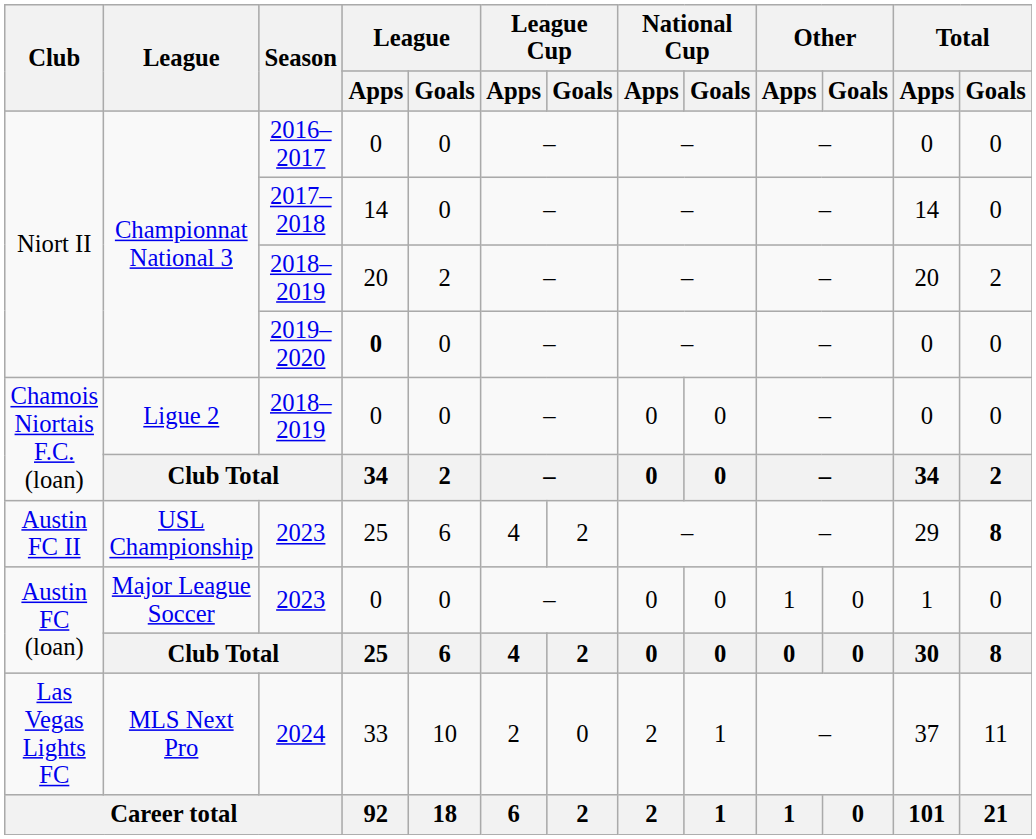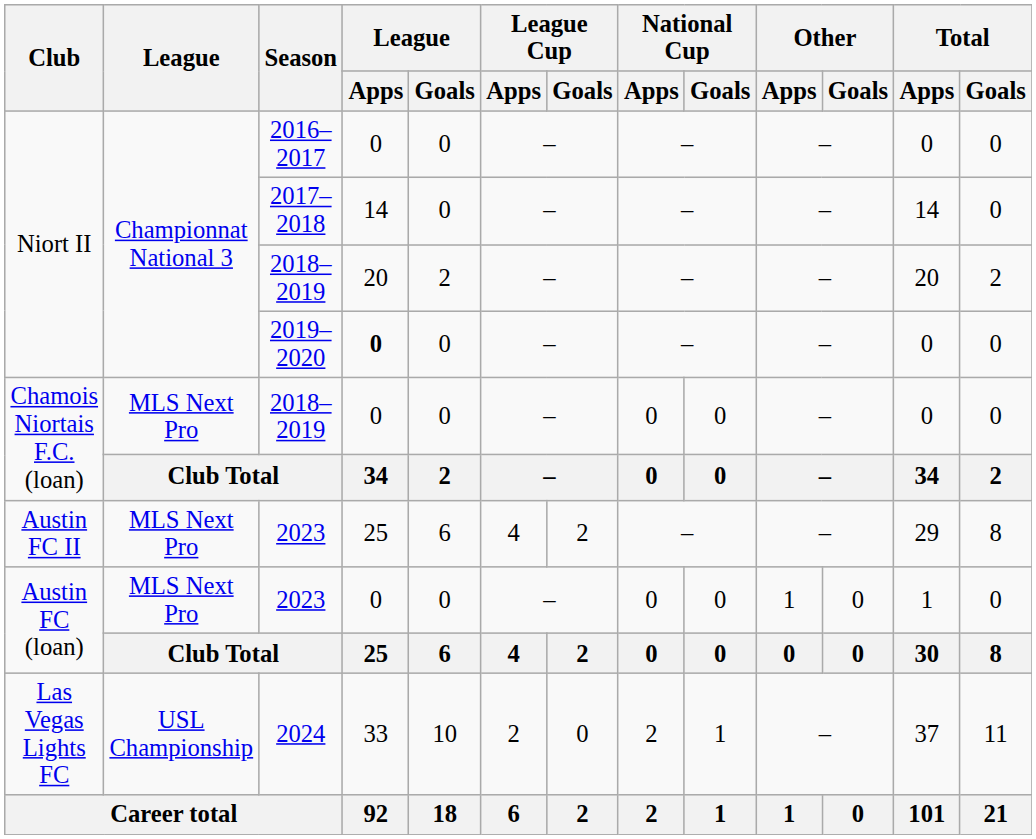(181, 416) Ligue 2 -> (181, 416) MLS Next Pro
(181, 533) USL Championship -> (181, 533) MLS Next Pro
(996, 533) bold -> (996, 533) normal
(181, 599) Major League Soccer -> (181, 599) MLS Next Pro
(181, 733) MLS Next Pro -> (181, 733) USL Championship
